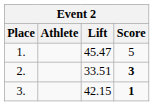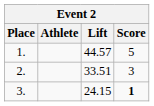(98, 52) 45.47 -> (98, 52) 44.57
(131, 71) bold -> (131, 71) normal
(98, 91) 42.15 -> (98, 91) 24.15
